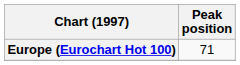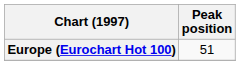(207, 49) 71 -> (207, 49) 51
